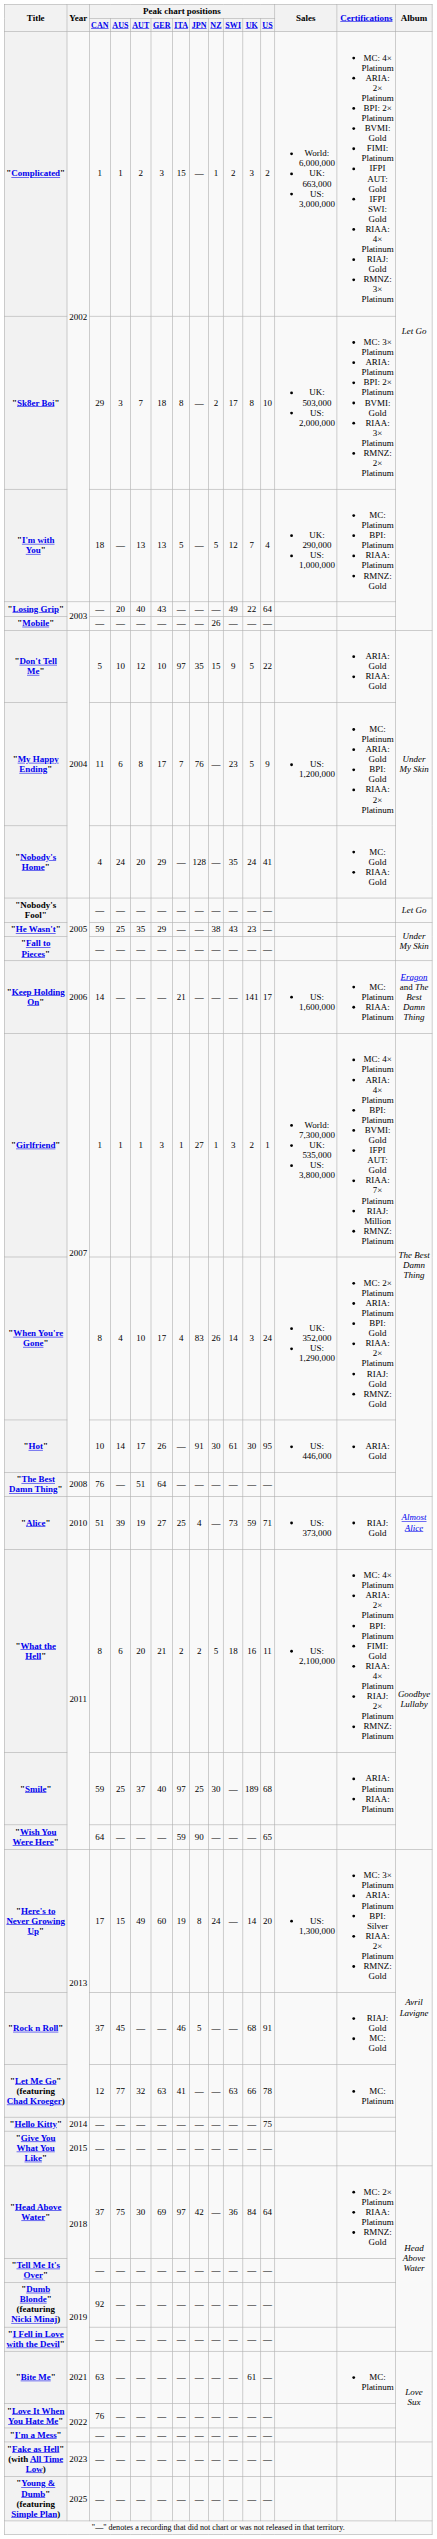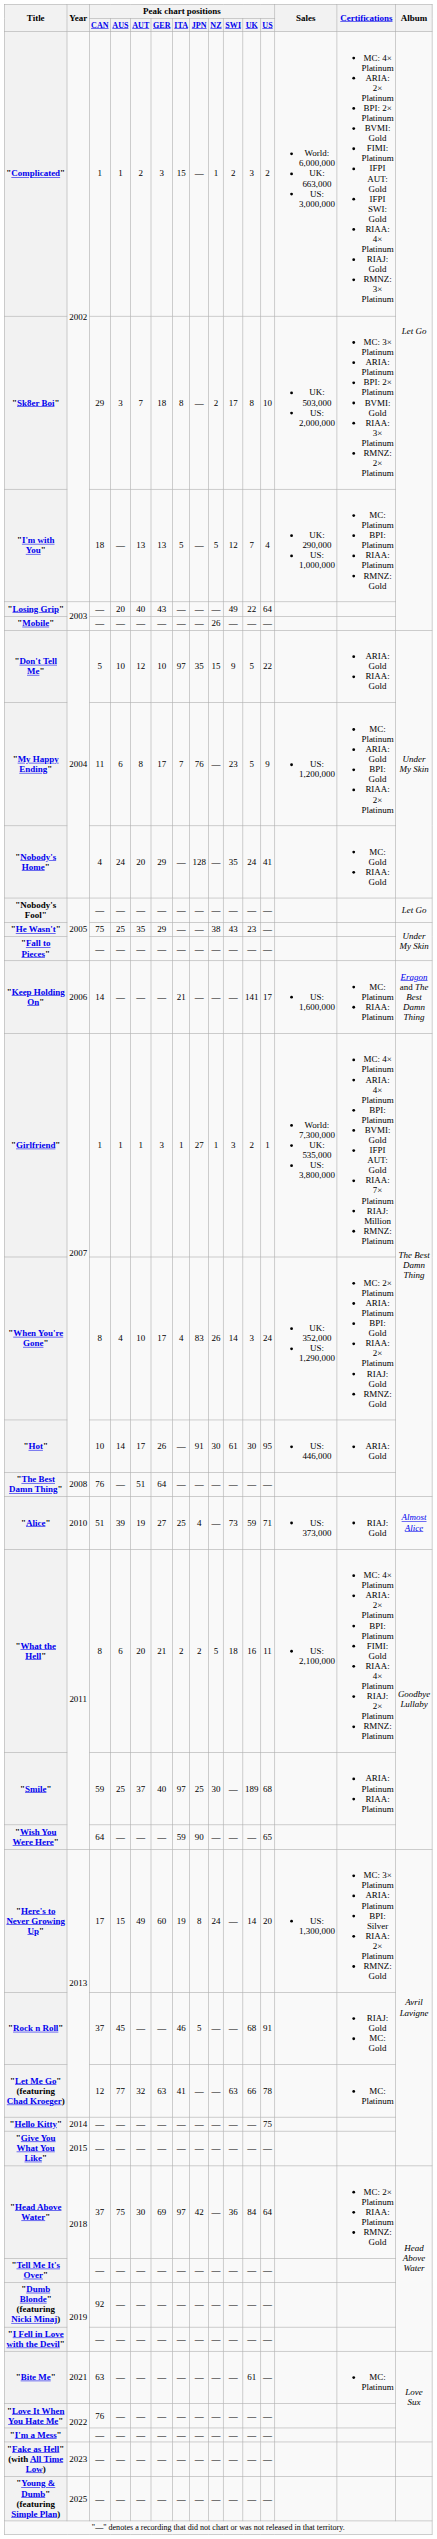(100, 929) 59 -> (100, 929) 75
